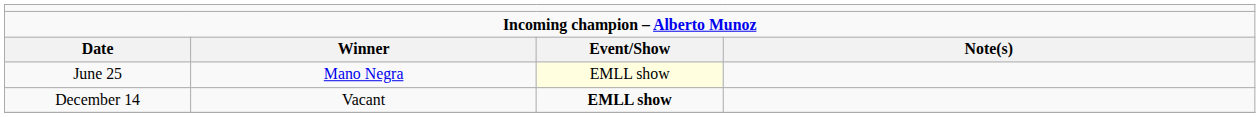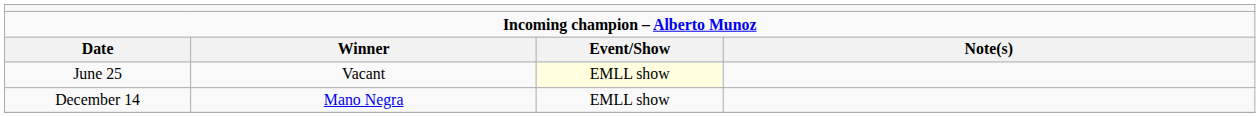(364, 74) Mano Negra -> (364, 74) Vacant
(364, 99) Vacant -> (364, 99) Mano Negra
(630, 99) bold -> (630, 99) normal
